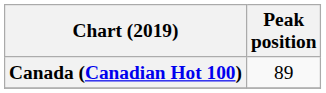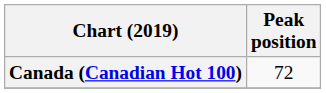(284, 72) 89 -> (284, 72) 72
